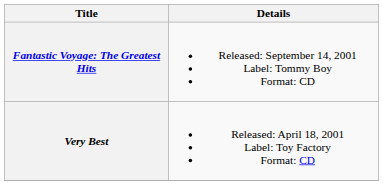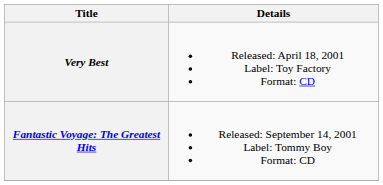rows swapped: (86, 141) <-> (86, 62)
